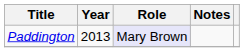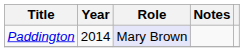(96, 36) 2013 -> (96, 36) 2014
